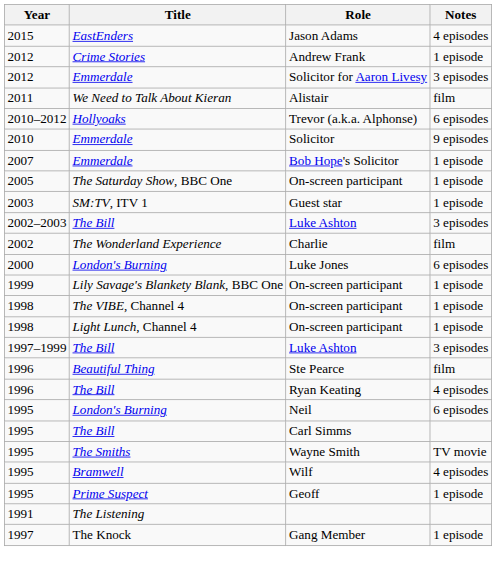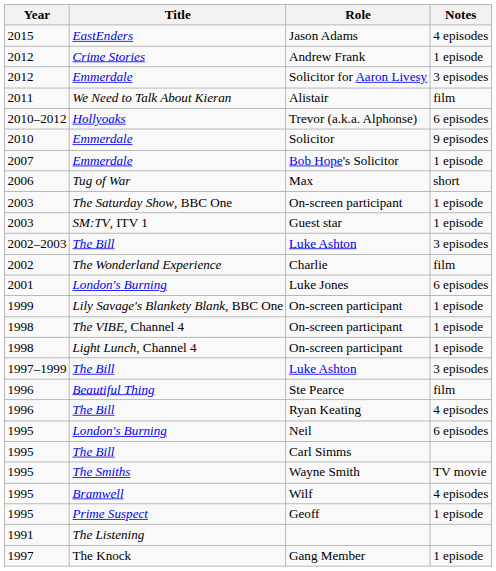+ row: (101, 181)
(21, 181) 2005 -> (21, 202) 2003
(21, 264) 2000 -> (21, 285) 2001
